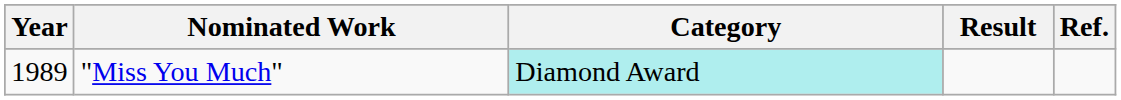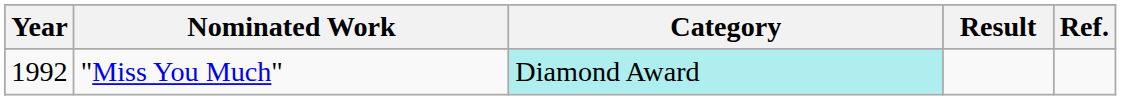(40, 71) 1989 -> (40, 71) 1992
